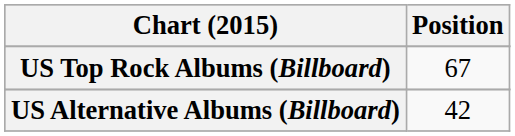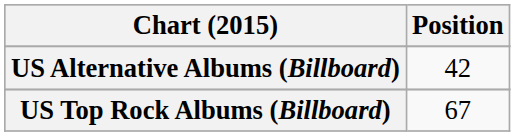rows swapped: (205, 109) <-> (205, 67)
